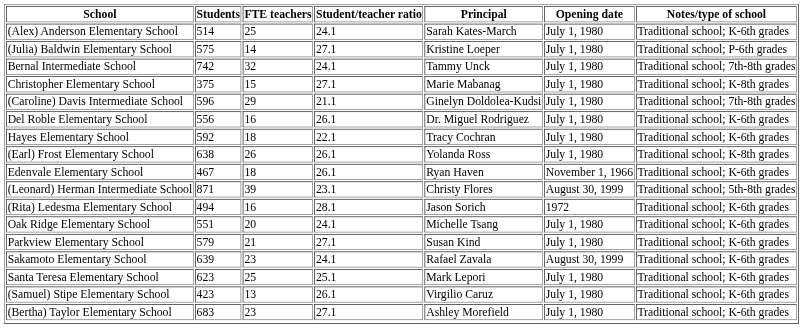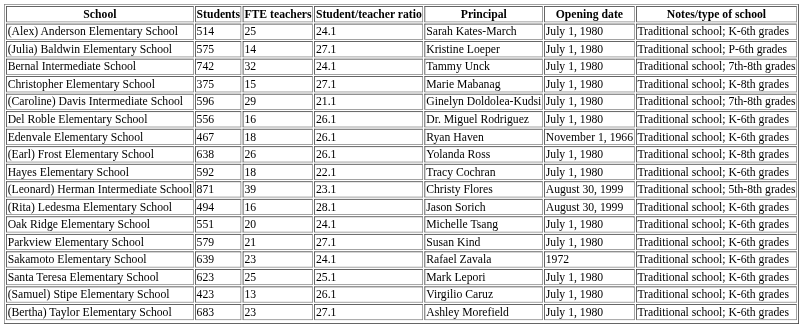rows swapped: (75, 172) <-> (68, 136)
(557, 207) 1972 -> (585, 207) August 30, 1999
(585, 259) August 30, 1999 -> (557, 259) 1972
